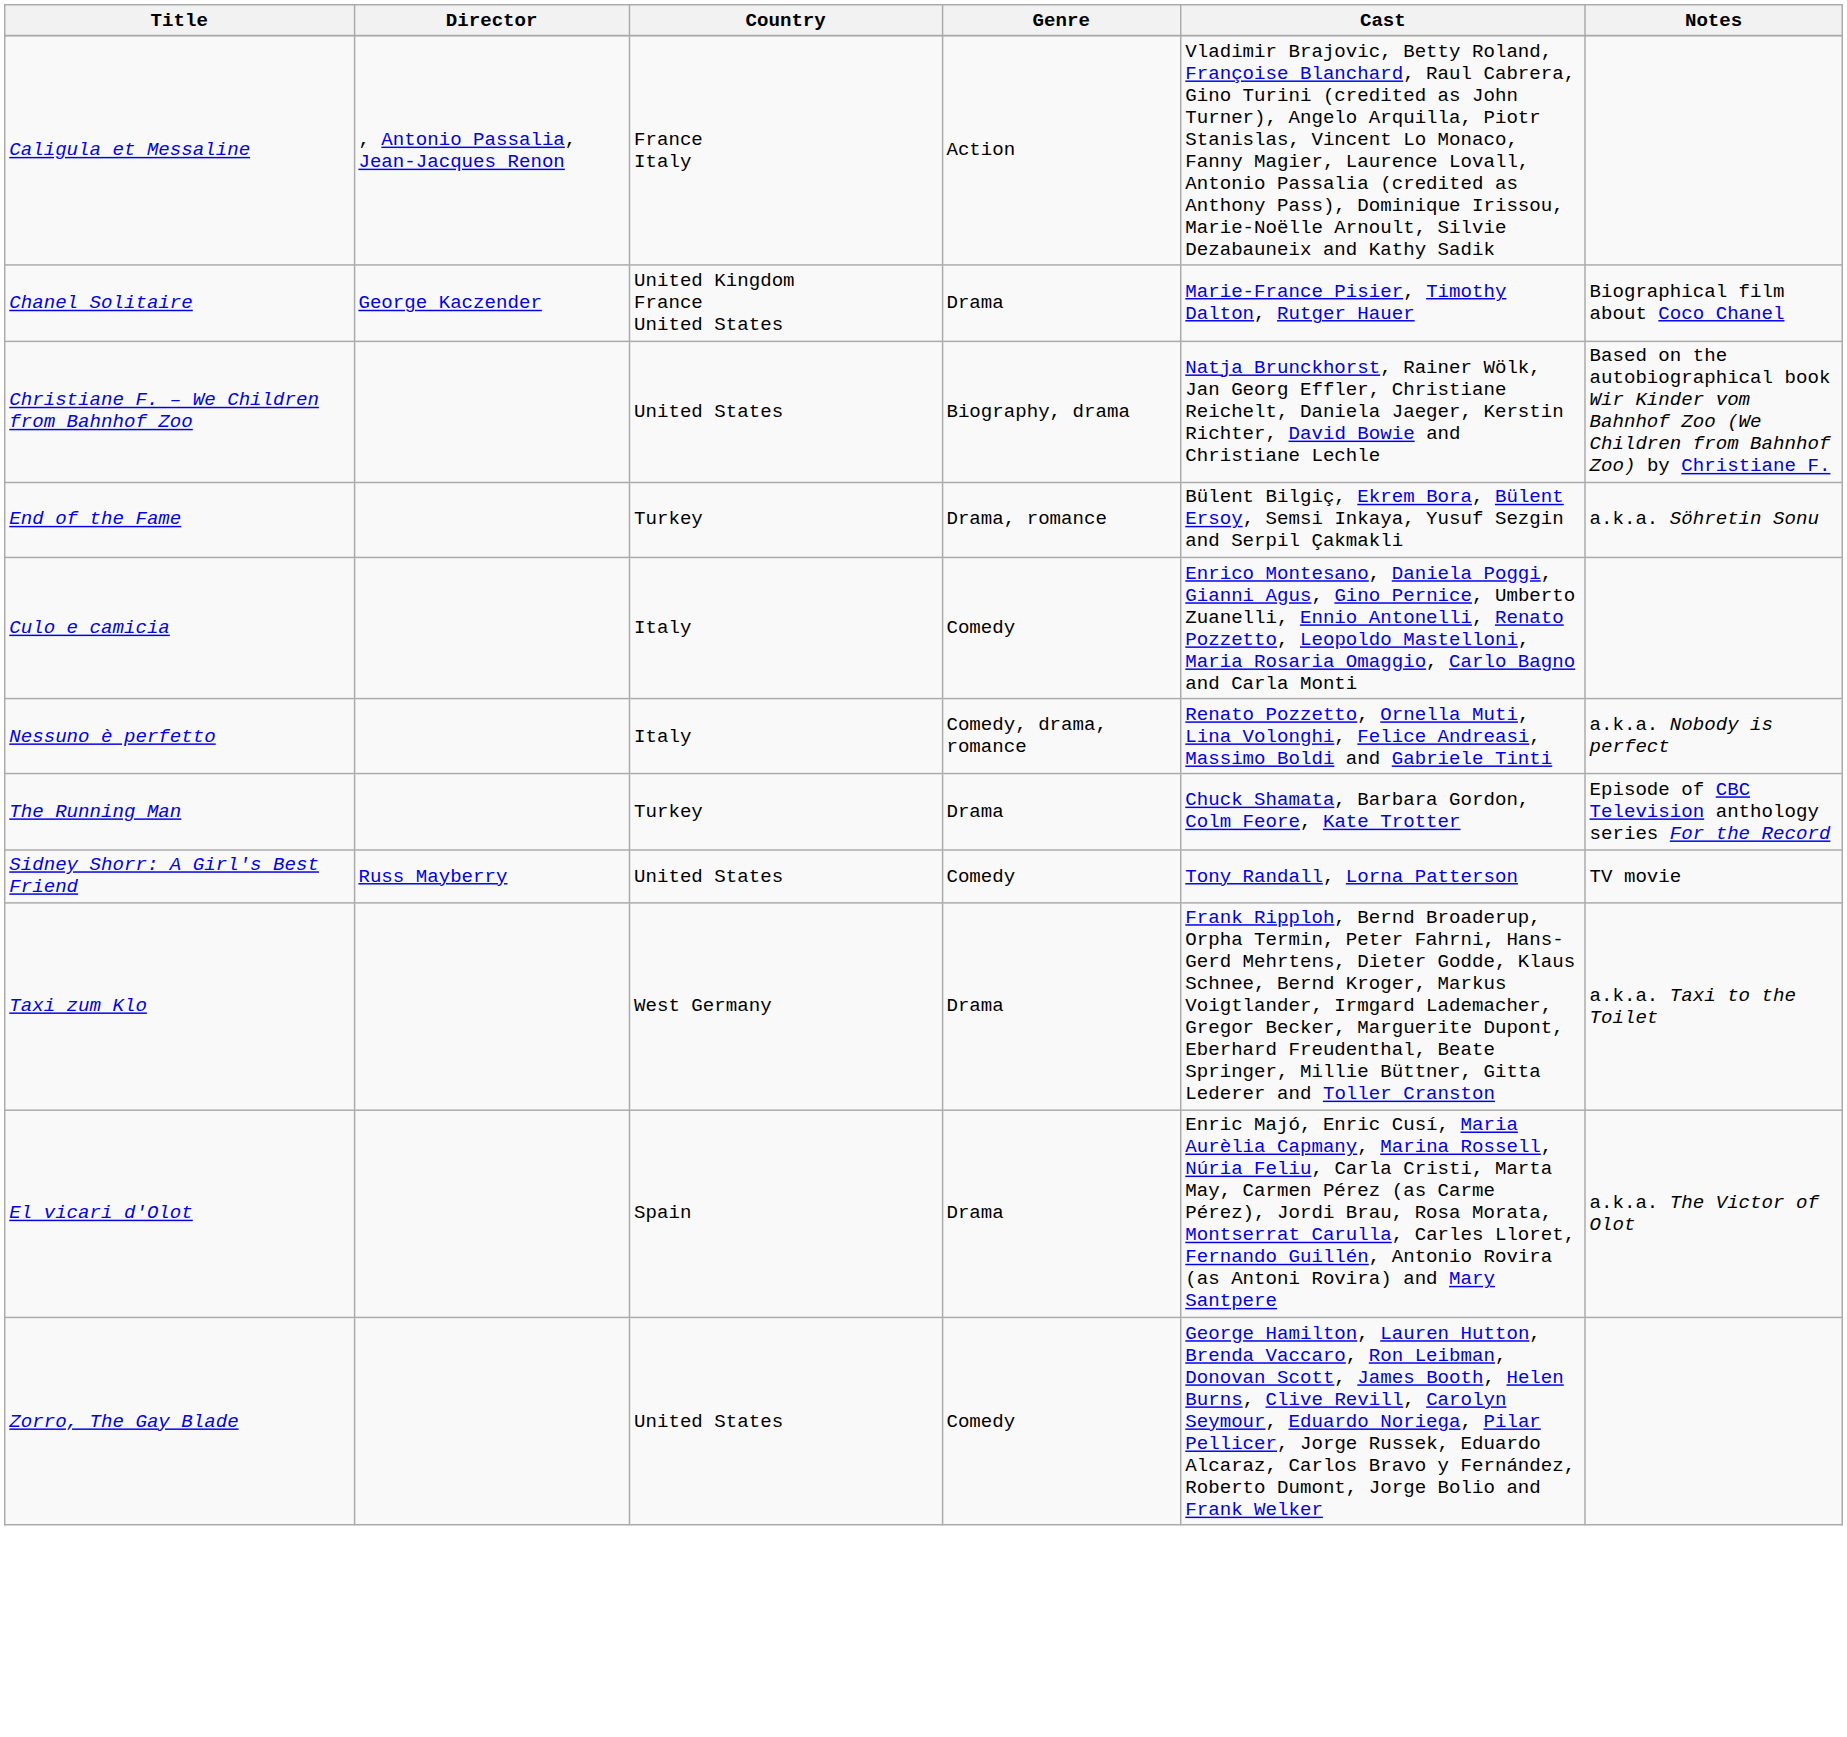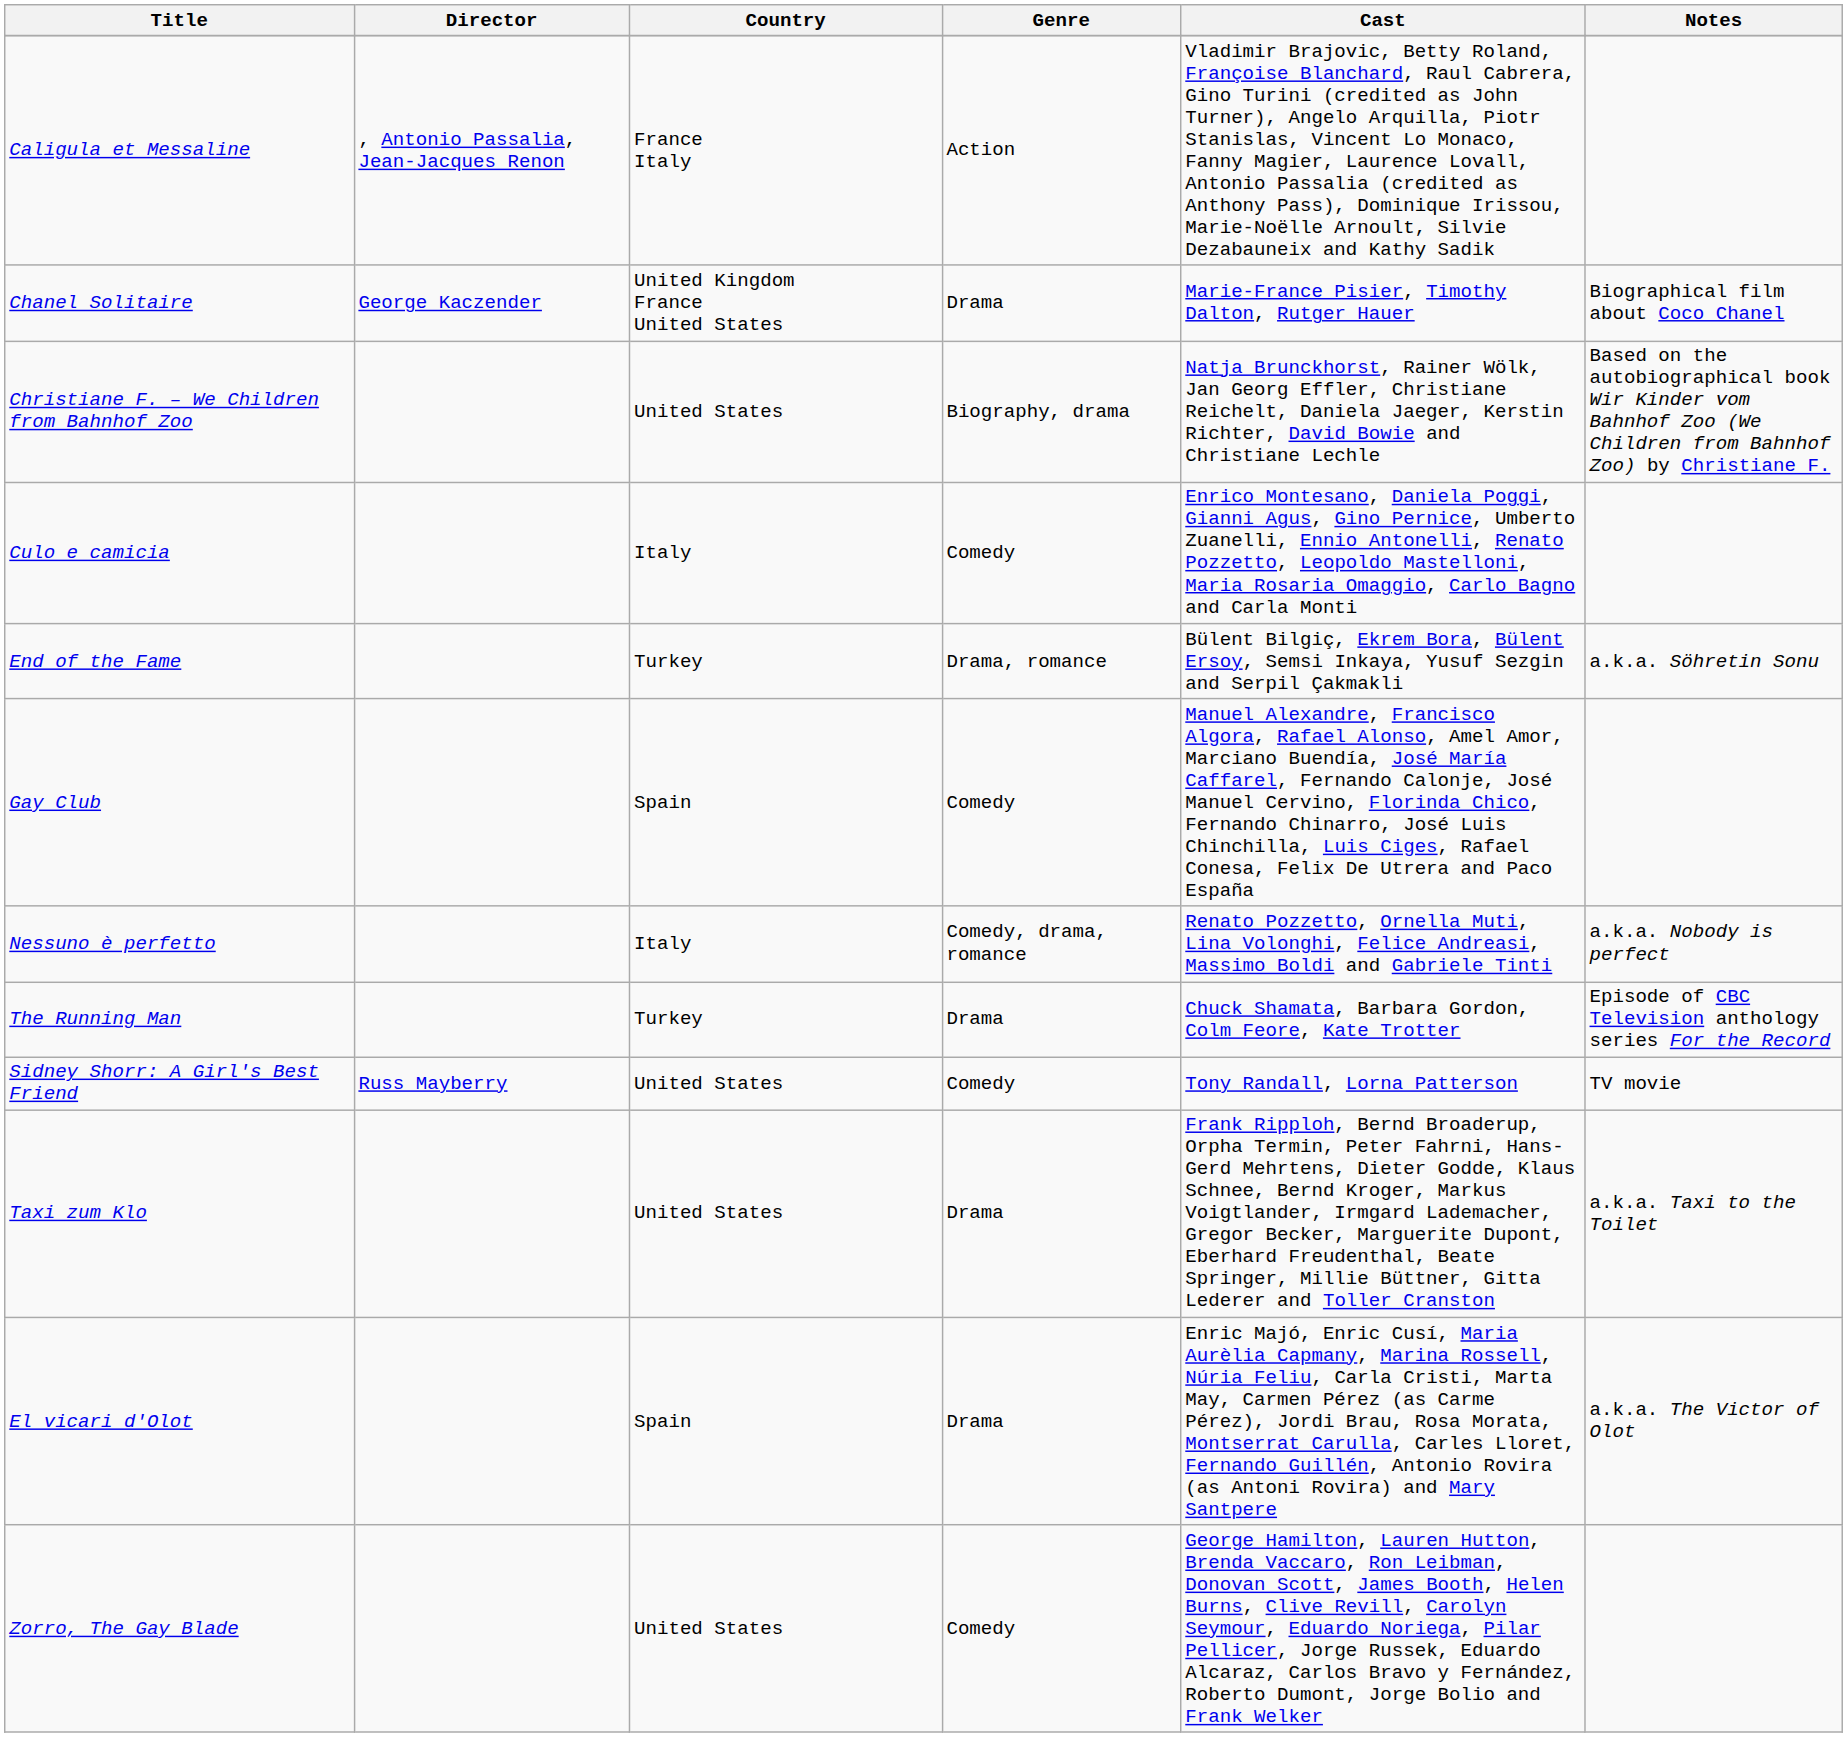rows swapped: (90, 628) <-> (95, 520)
+ row: (55, 803)
(703, 1006) West Germany -> (709, 1214) United States
